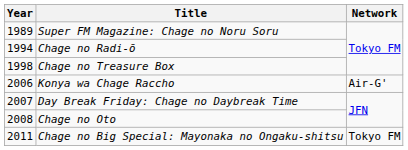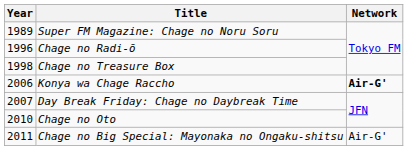(20, 48) 1994 -> (20, 48) 1996
(368, 84) normal -> (368, 84) bold
(20, 119) 2008 -> (20, 119) 2010
(375, 136) Tokyo FM -> (368, 136) Air-G'
